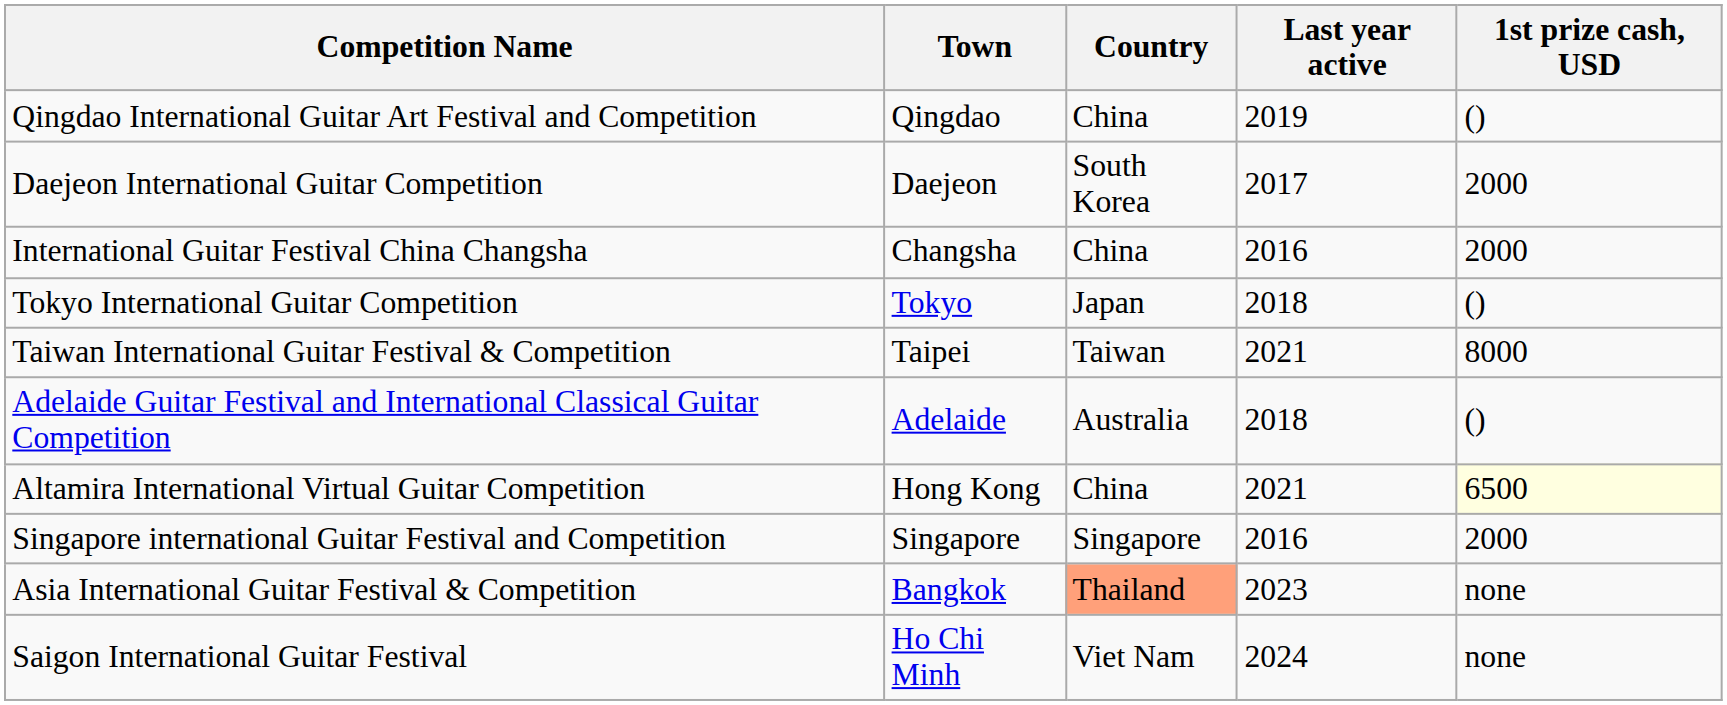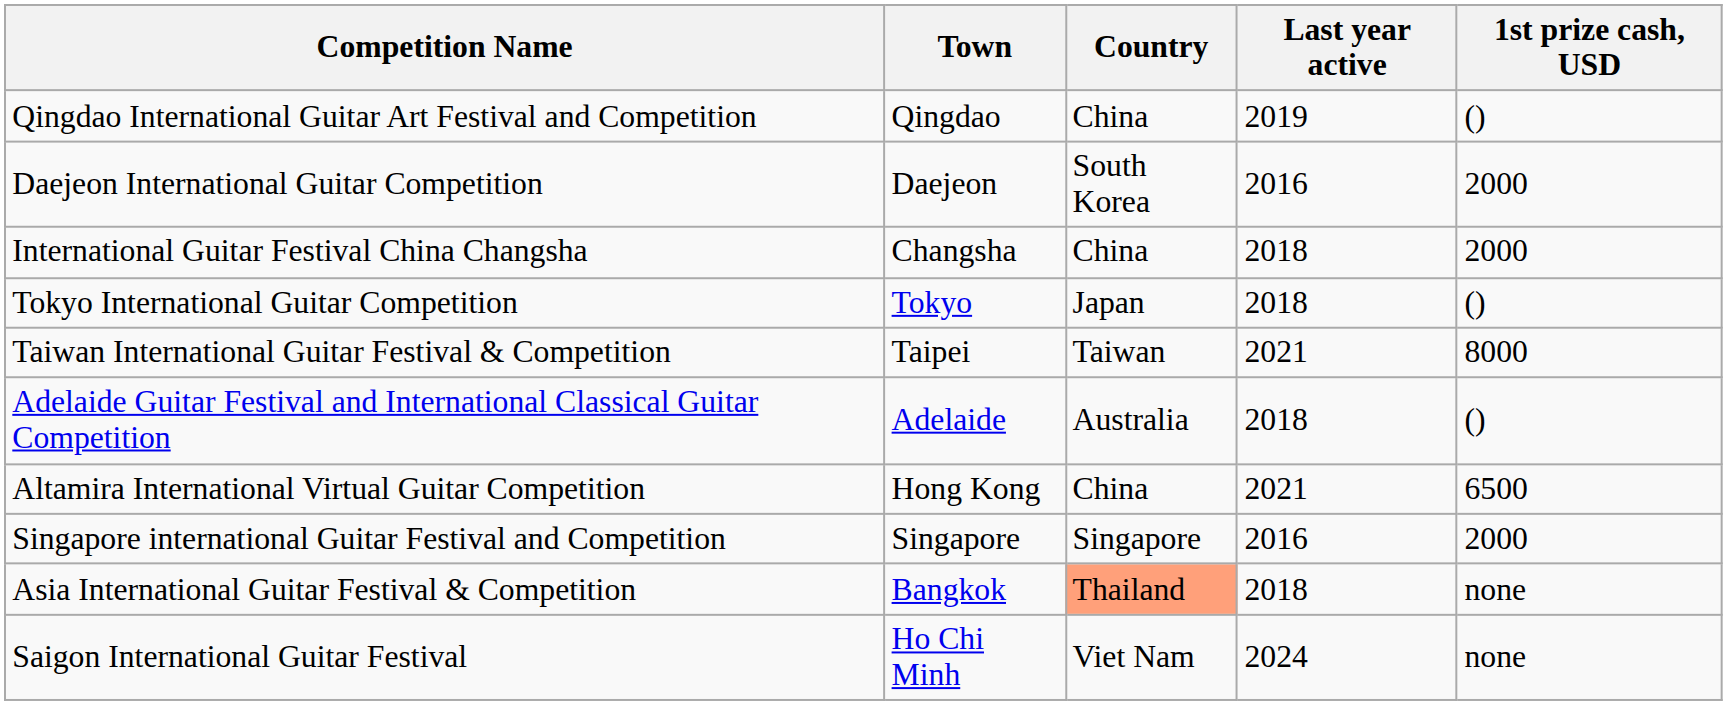(1276, 183) 2017 -> (1276, 183) 2016
(1276, 251) 2016 -> (1276, 251) 2018
(1496, 488) lightyellow background -> (1496, 488) no background
(1276, 588) 2023 -> (1276, 588) 2018
